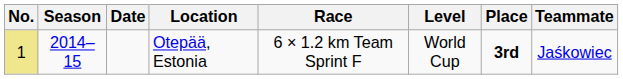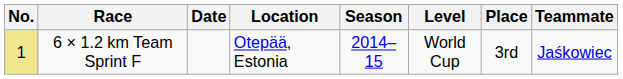columns swapped: (72, 17) <-> (333, 17)
(507, 52) bold -> (507, 52) normal
